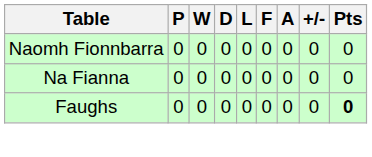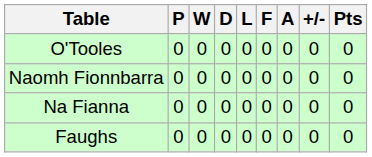+ row: (86, 48)
(348, 107) bold -> (348, 136) normal
